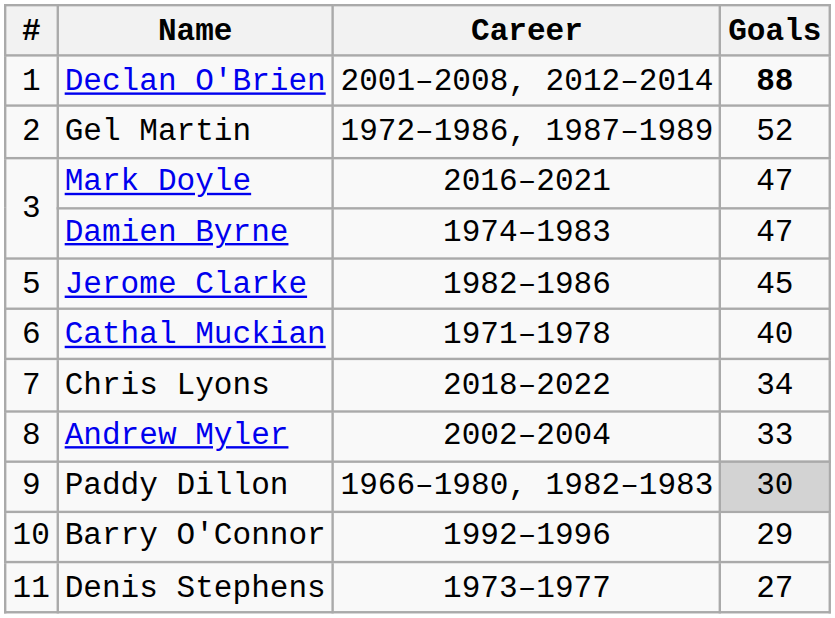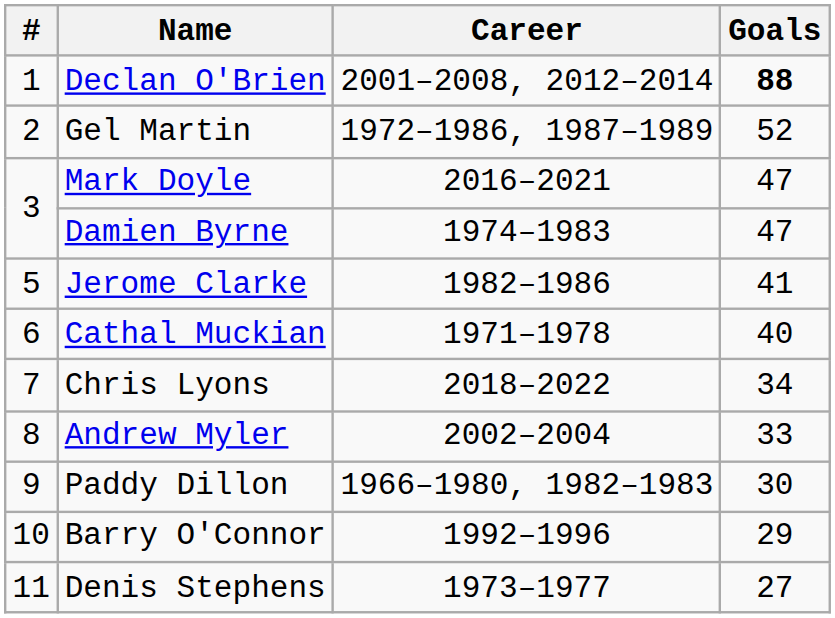(775, 284) 45 -> (775, 284) 41
(775, 486) lightgrey background -> (775, 486) no background
